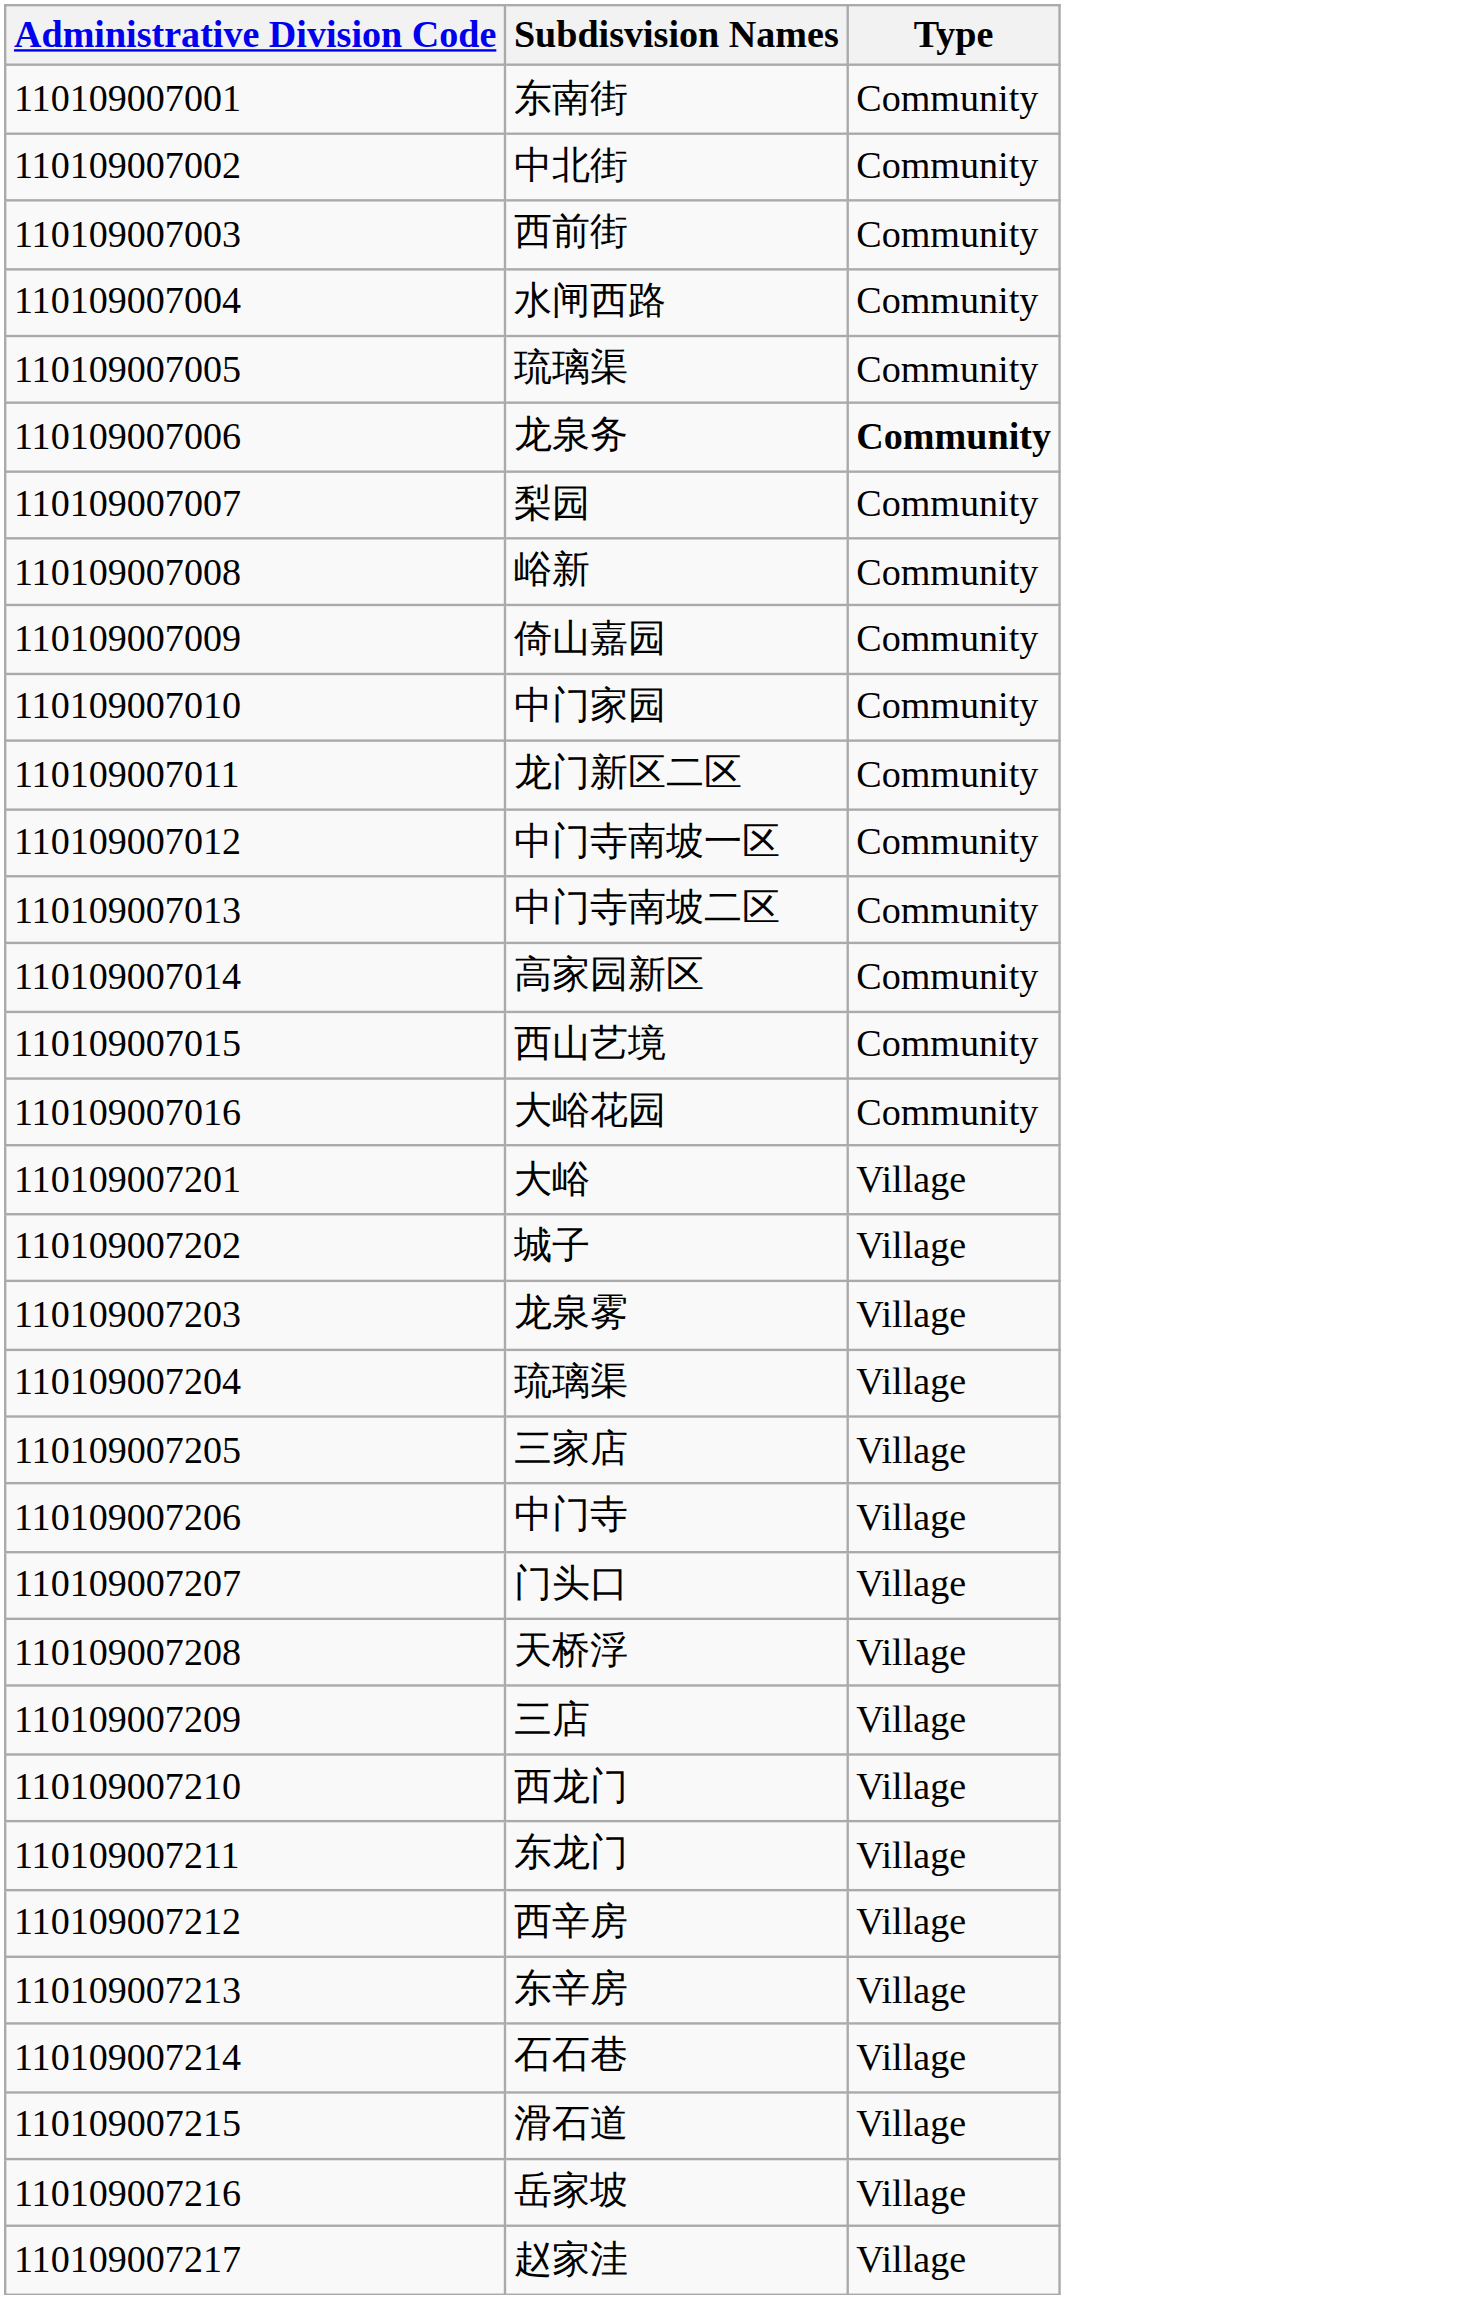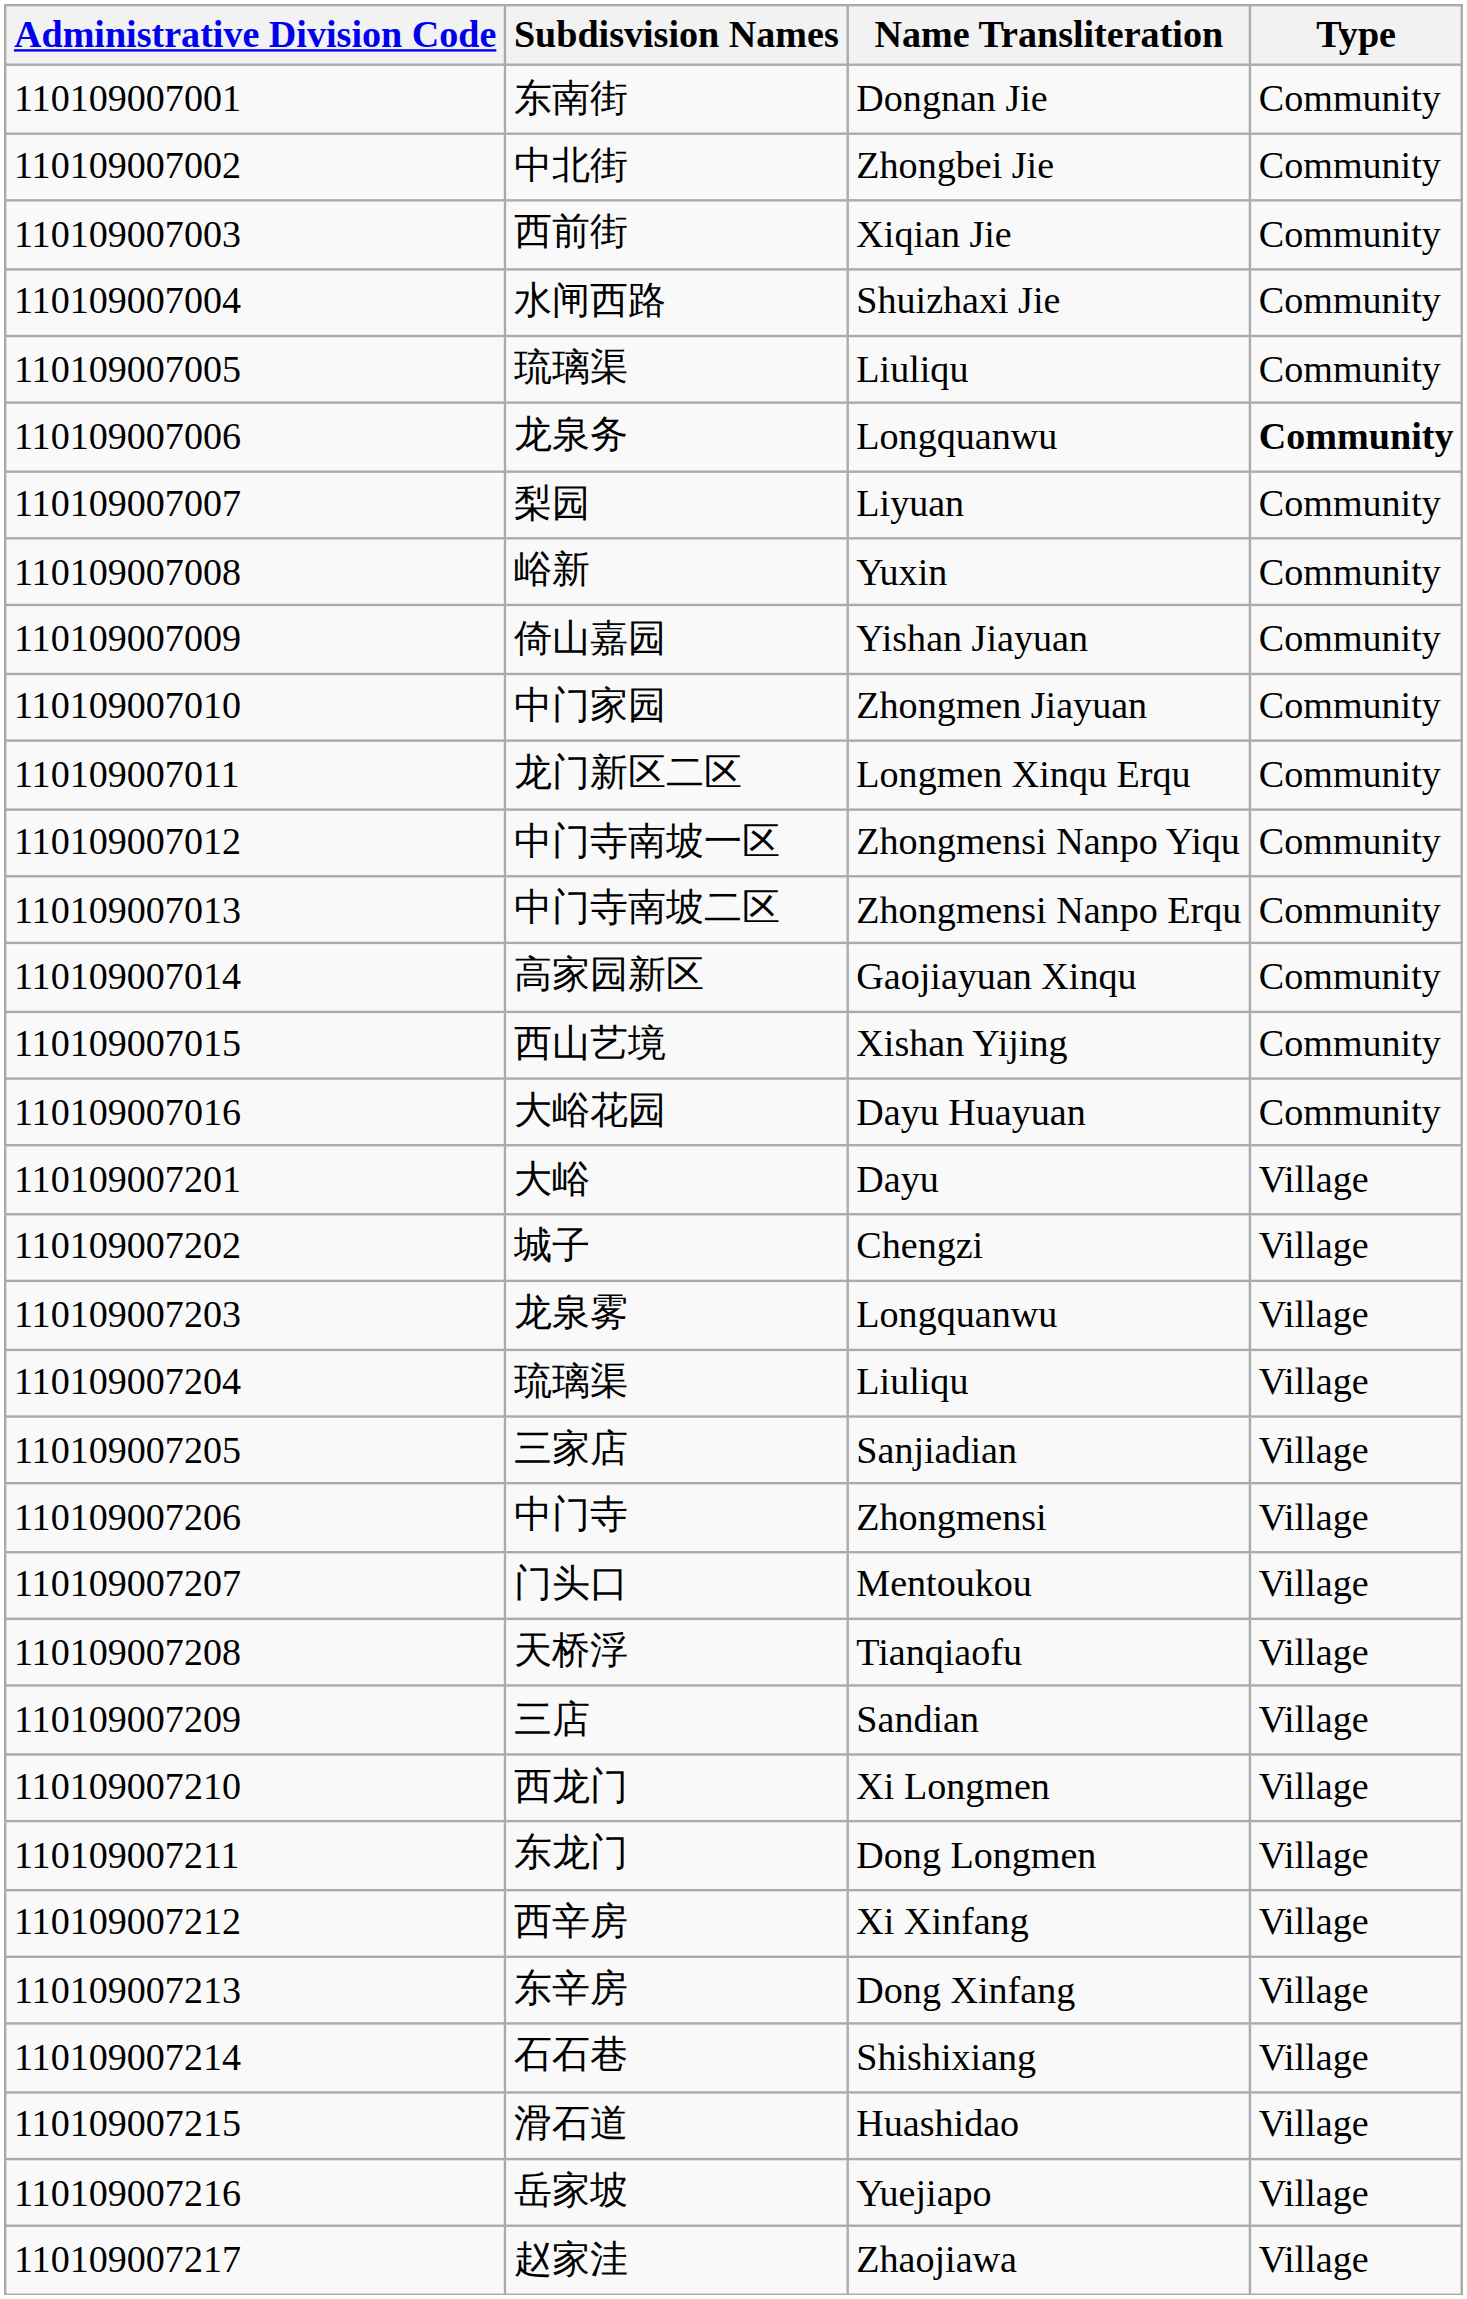+ column: (1049, 34)
